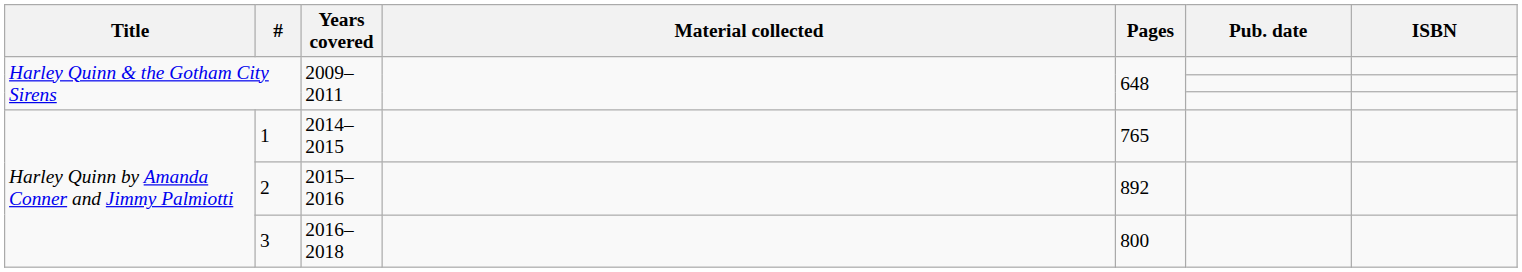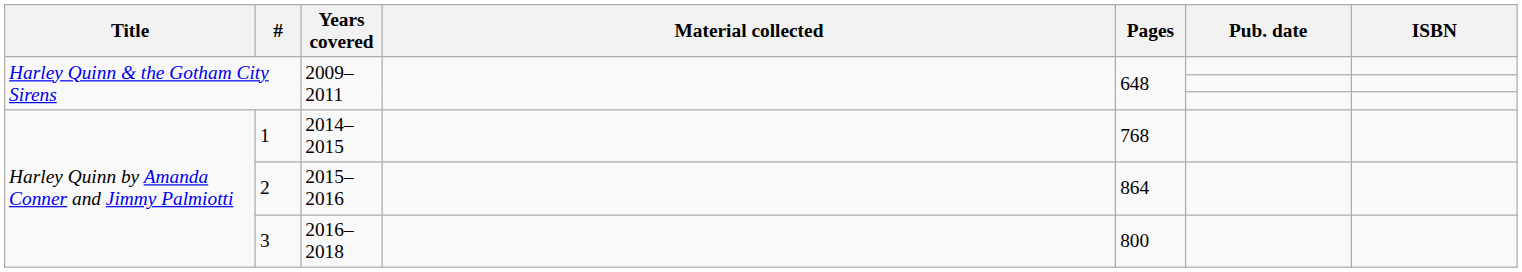(1135, 135) 765 -> (1135, 135) 768
(1135, 188) 892 -> (1135, 188) 864
